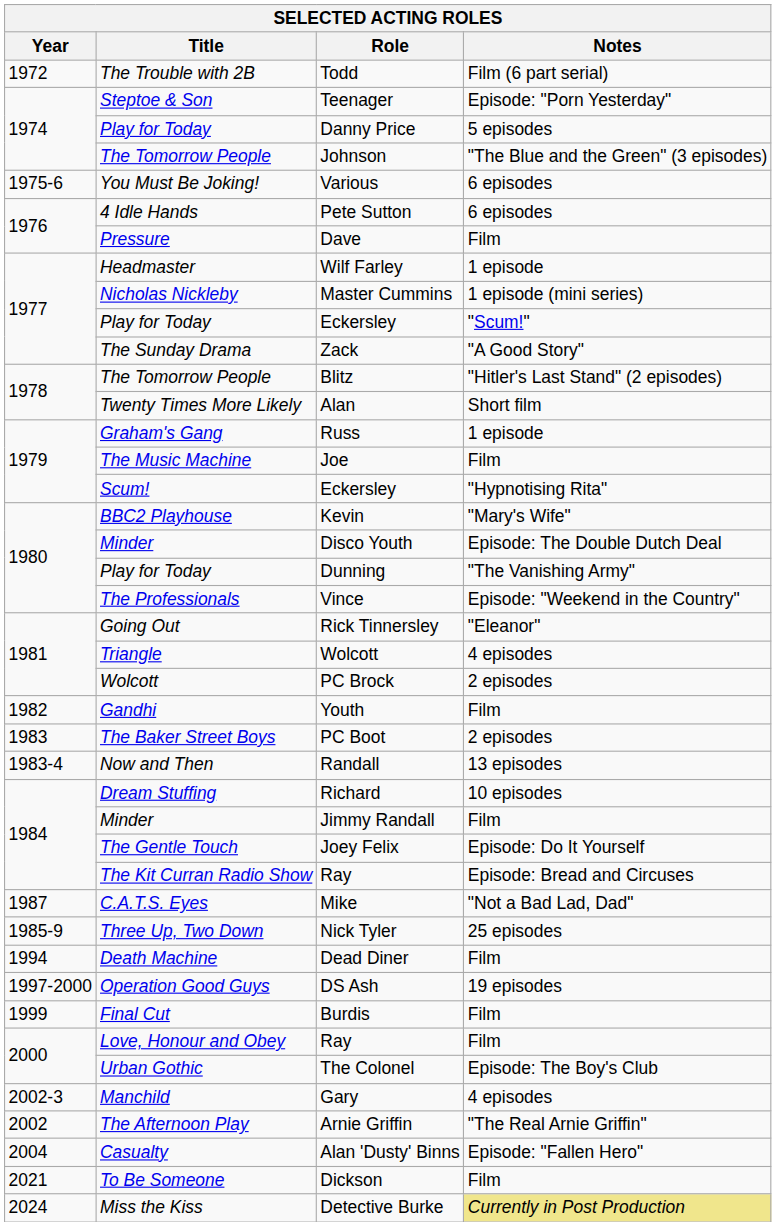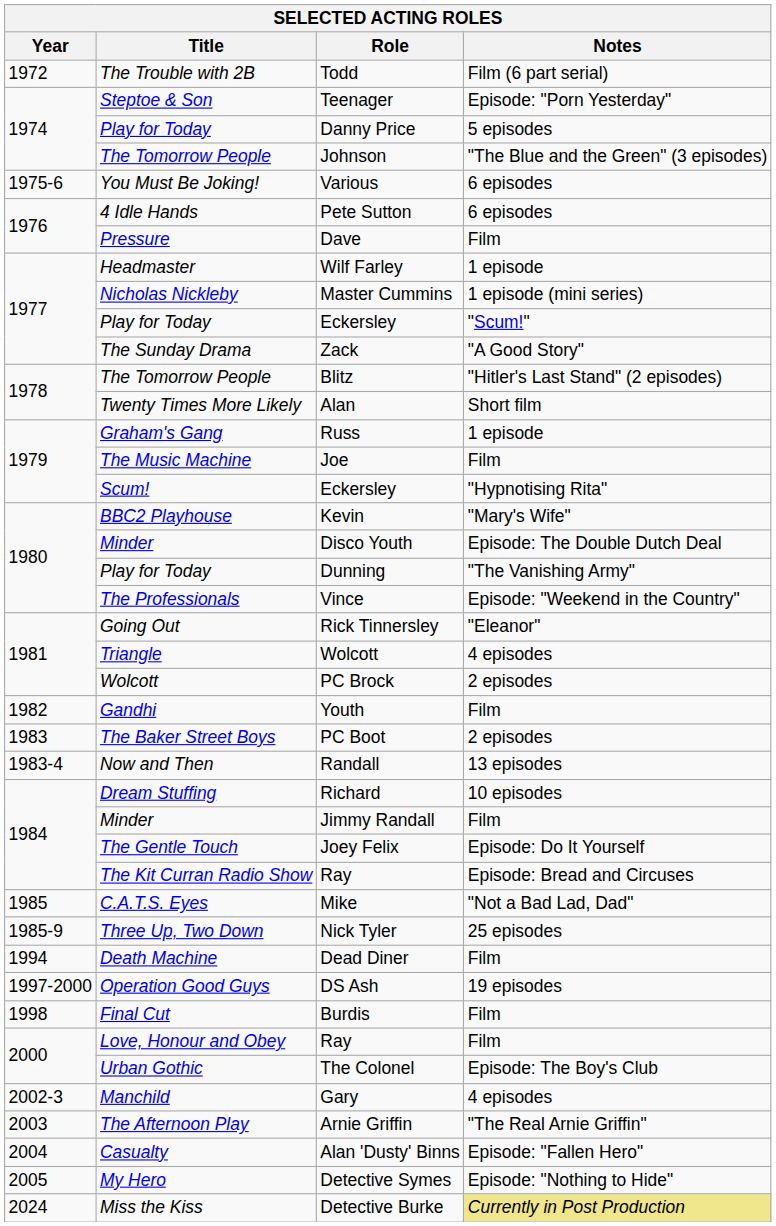(28, 903) 1987 -> (28, 903) 1985
(28, 1014) 1999 -> (28, 1014) 1998
(28, 1124) 2002 -> (28, 1124) 2003
+ row: (133, 1179)
- row: (162, 1179)
